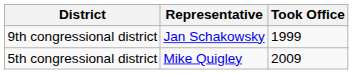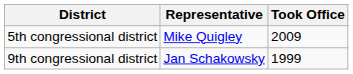rows swapped: (82, 36) <-> (82, 58)
